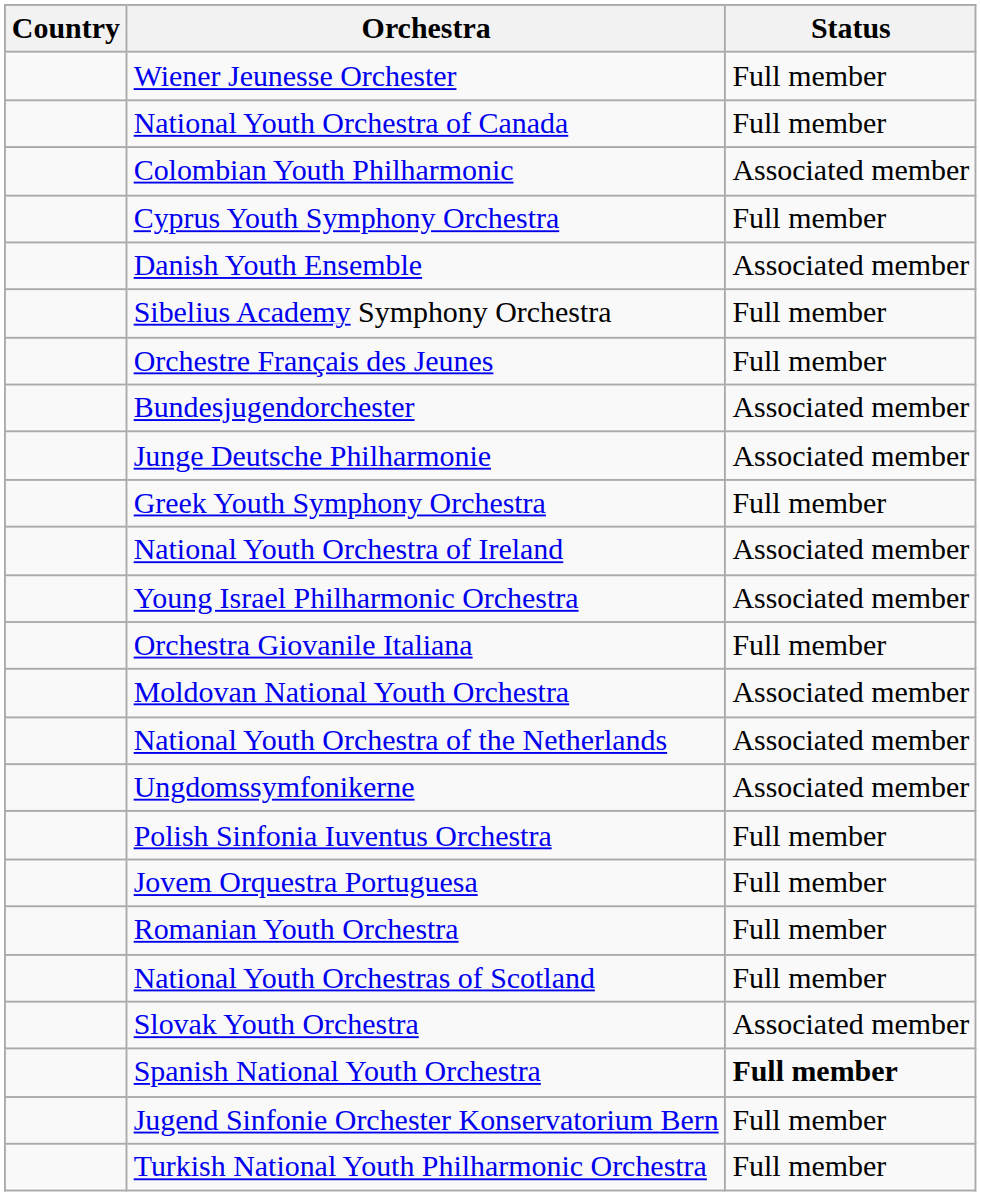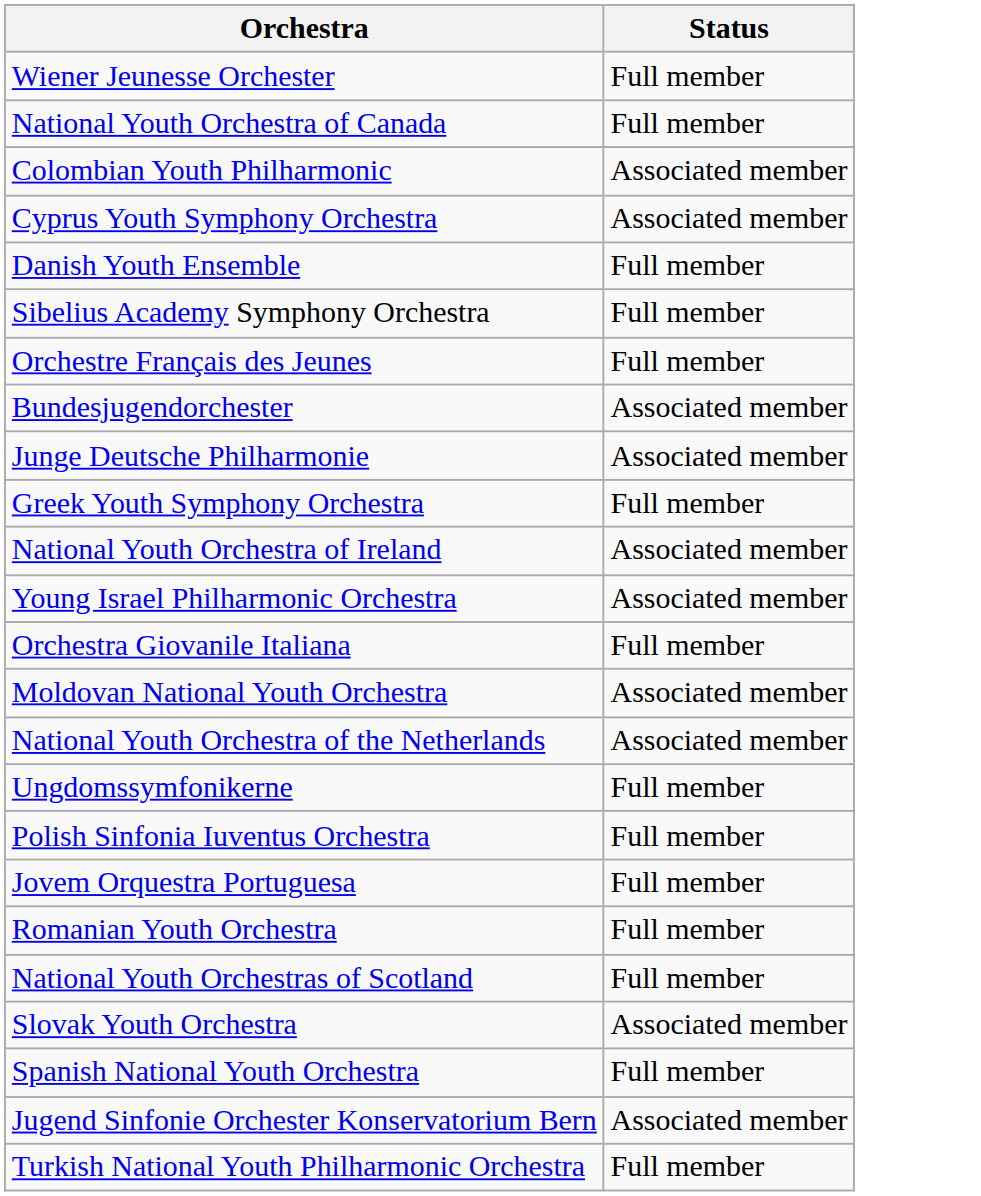- column: (66, 28)
(809, 218) Full member -> (729, 218) Associated member
(851, 265) Associated member -> (687, 265) Full member
(851, 787) Associated member -> (687, 787) Full member
(815, 1072) bold -> (687, 1072) normal
(809, 1119) Full member -> (729, 1119) Associated member
